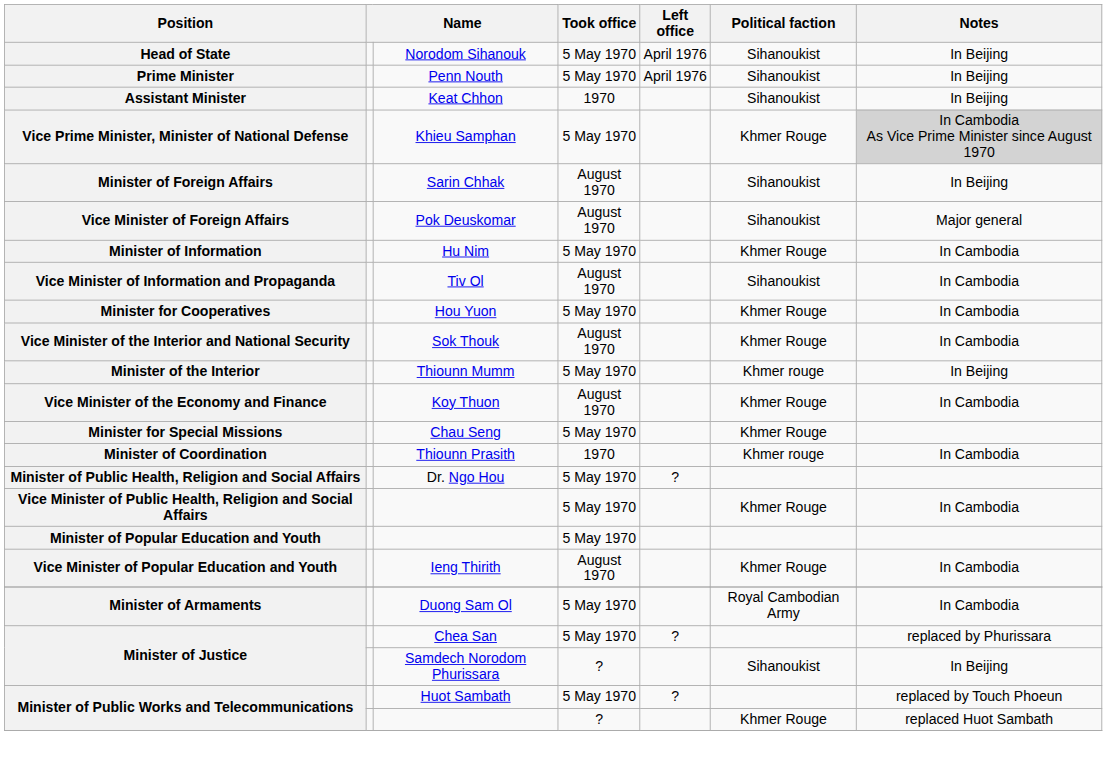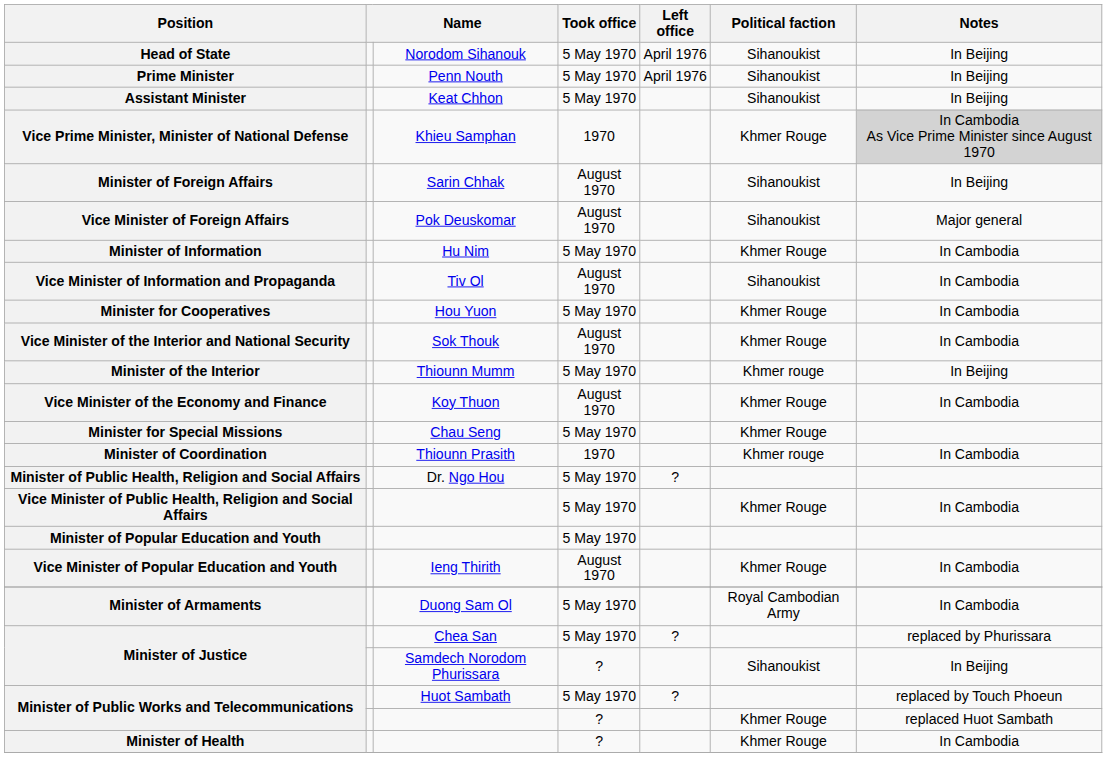(599, 98) 1970 -> (599, 98) 5 May 1970
(599, 136) 5 May 1970 -> (599, 136) 1970
+ row: (185, 741)
